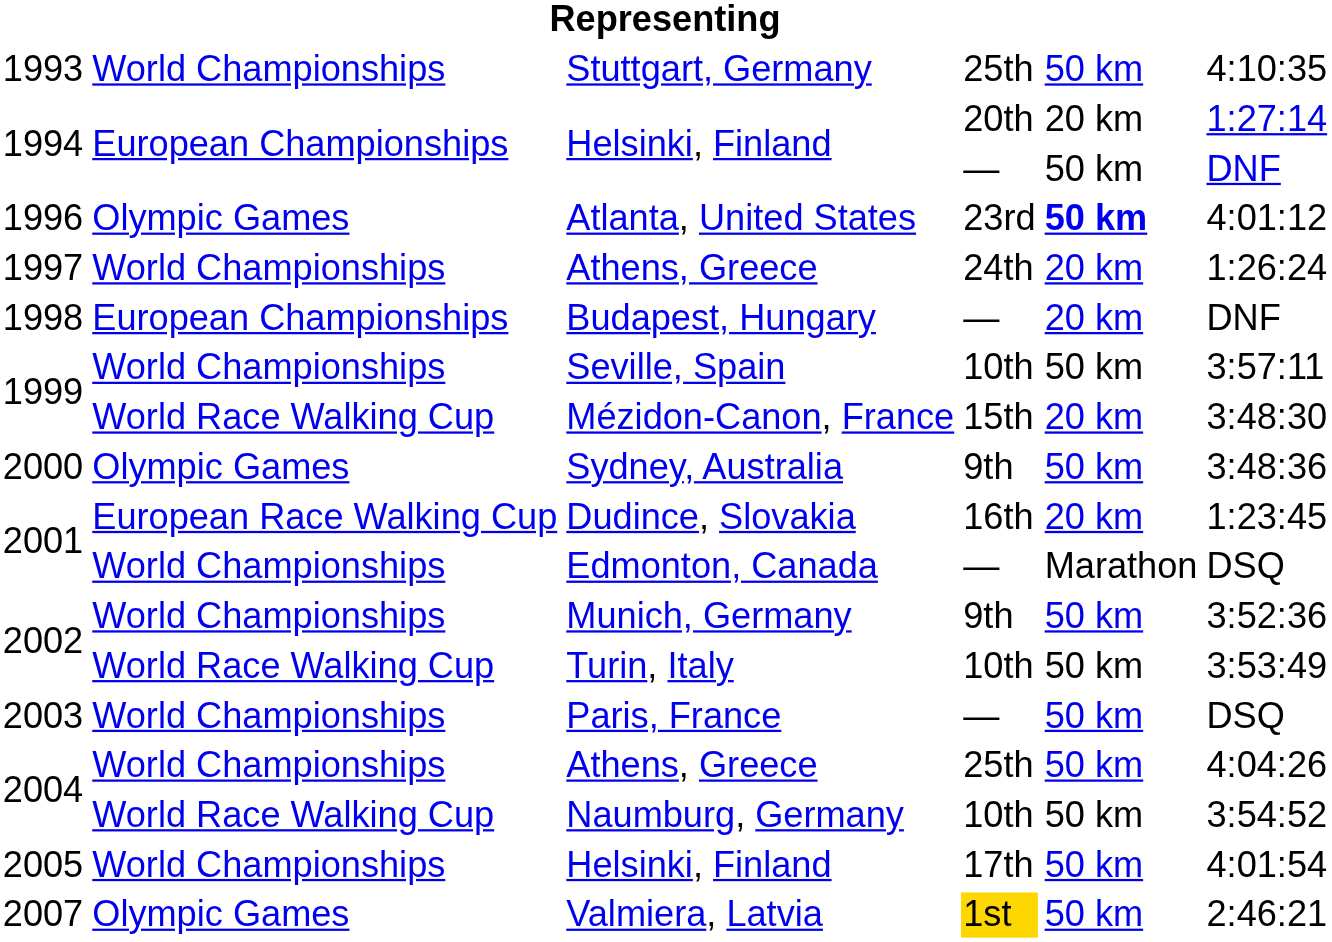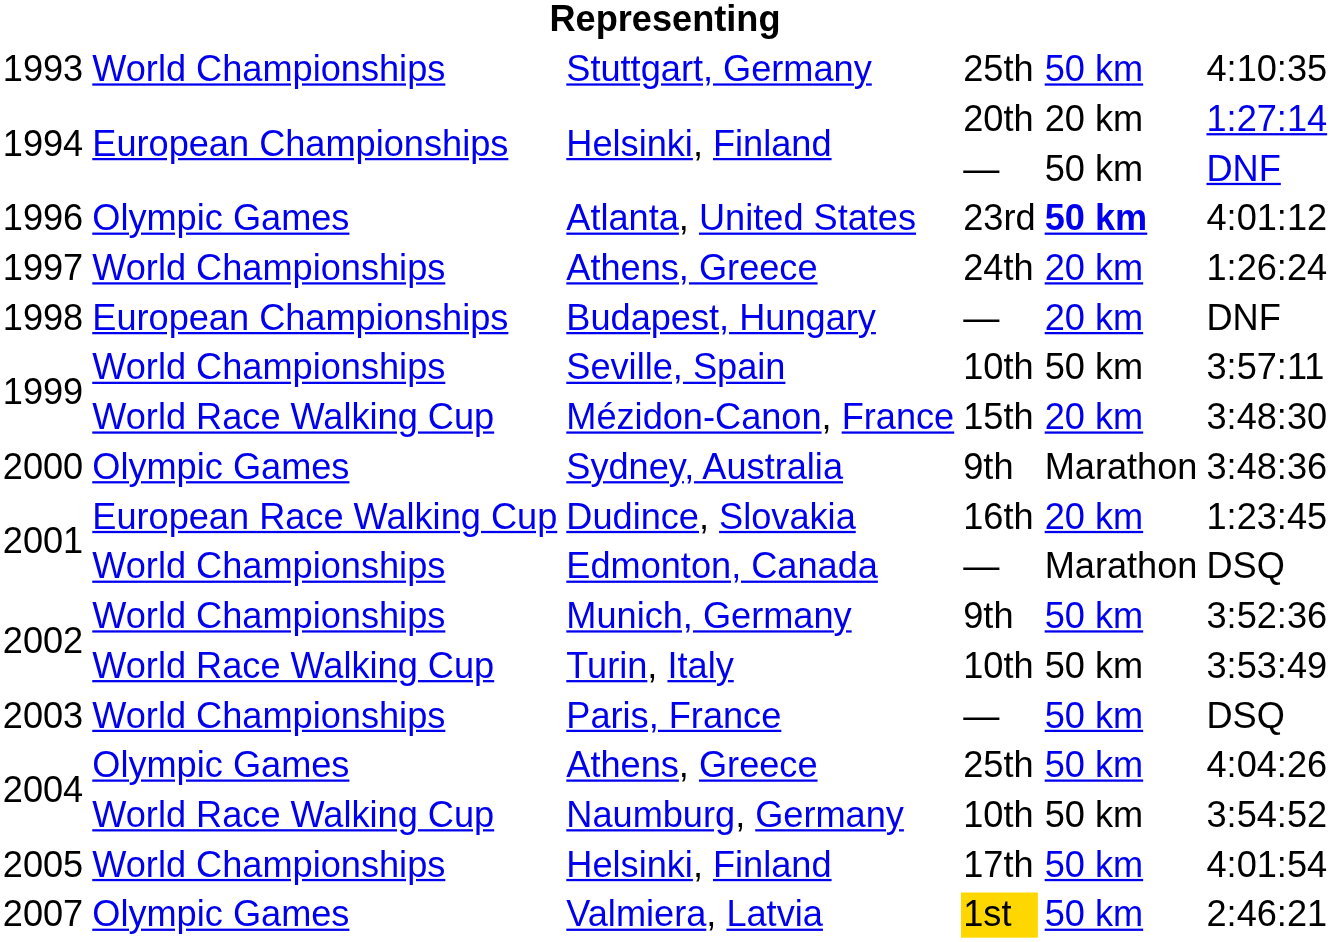(1094, 466) 50 km -> (1121, 466) Marathon
(269, 765) World Championships -> (221, 765) Olympic Games
